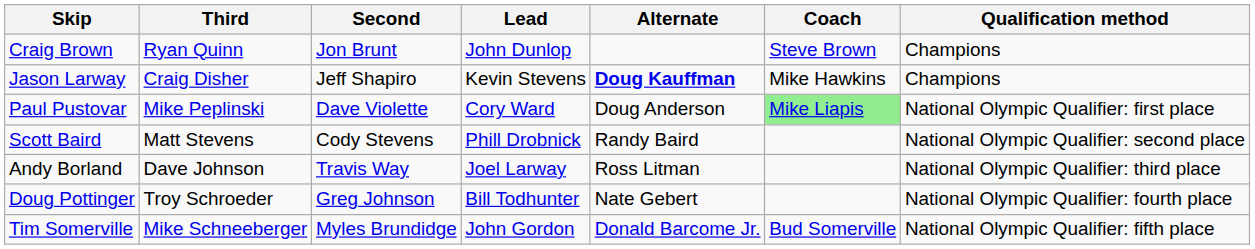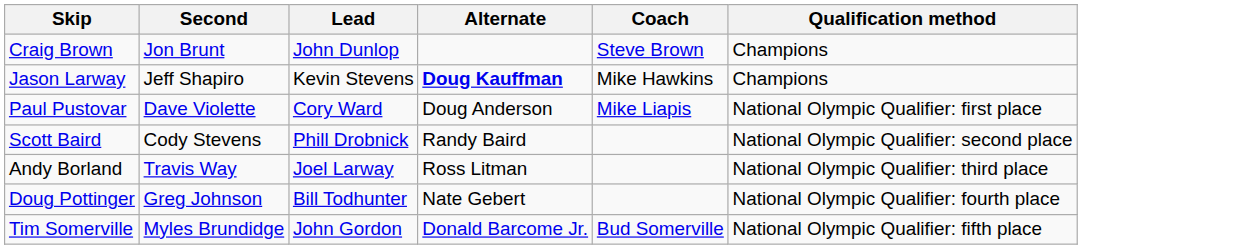- column: (225, 19)
(816, 109) lightgreen background -> (644, 109) no background
